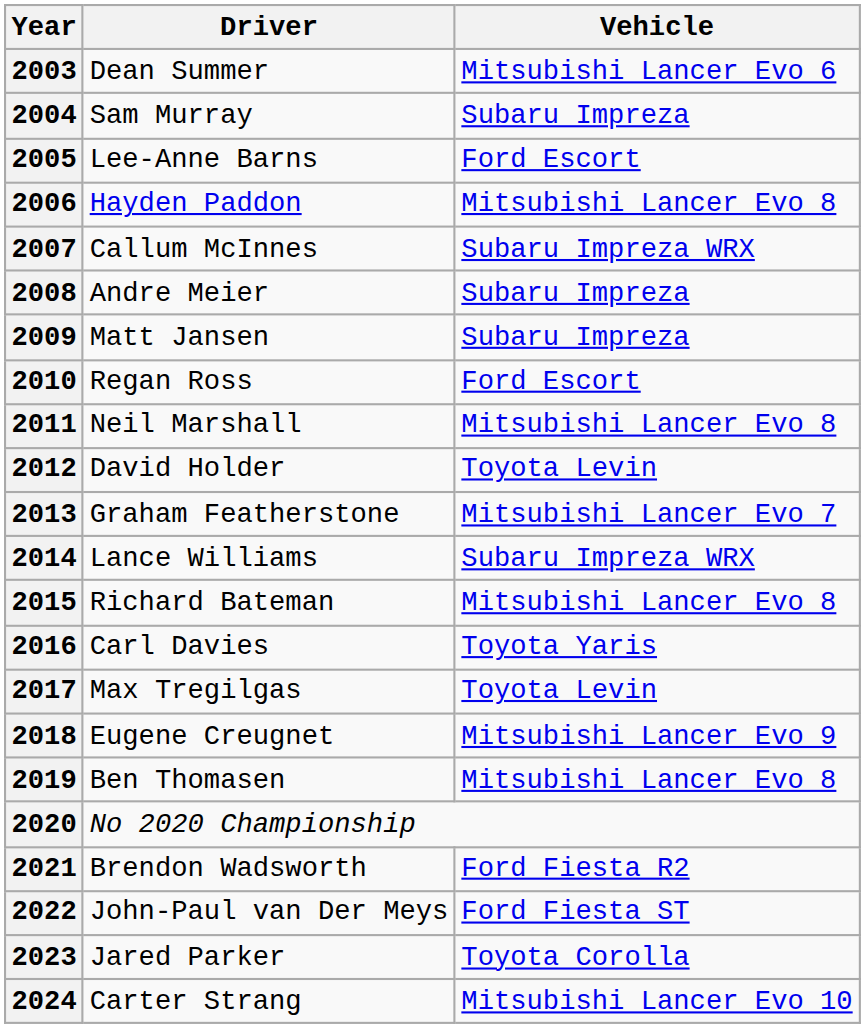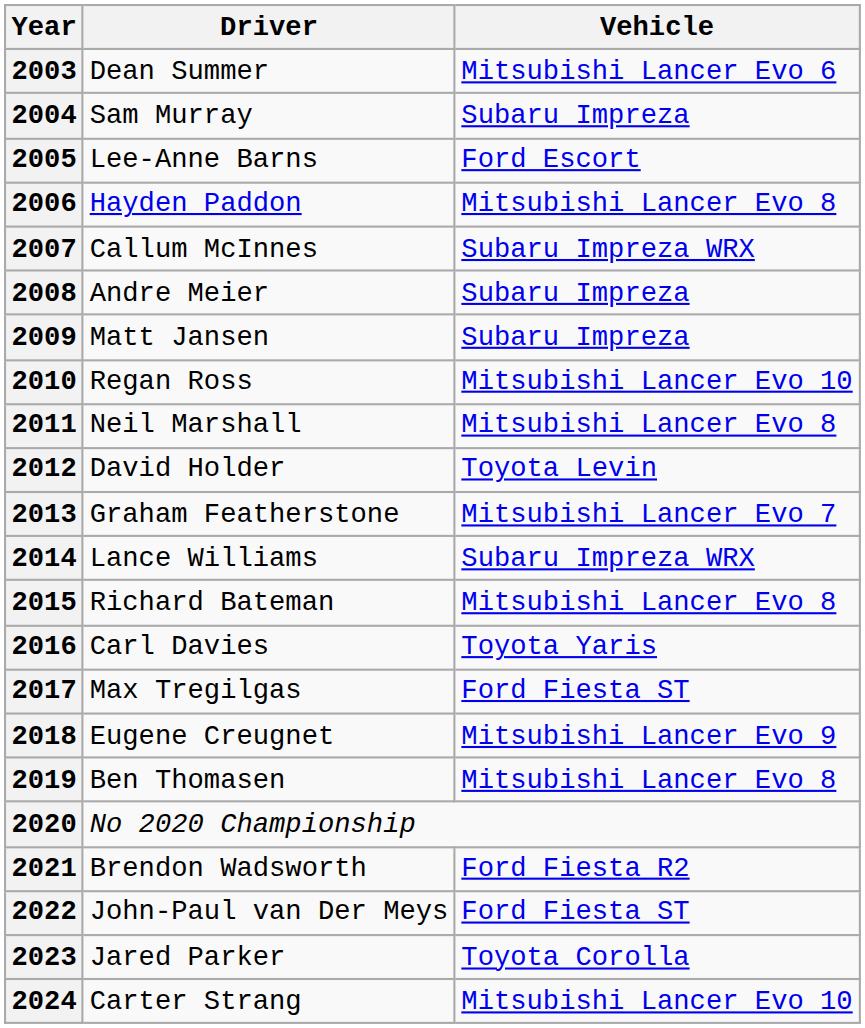(551, 381) Ford Escort -> (657, 381) Mitsubishi Lancer Evo 10
(559, 691) Toyota Levin -> (575, 691) Ford Fiesta ST
